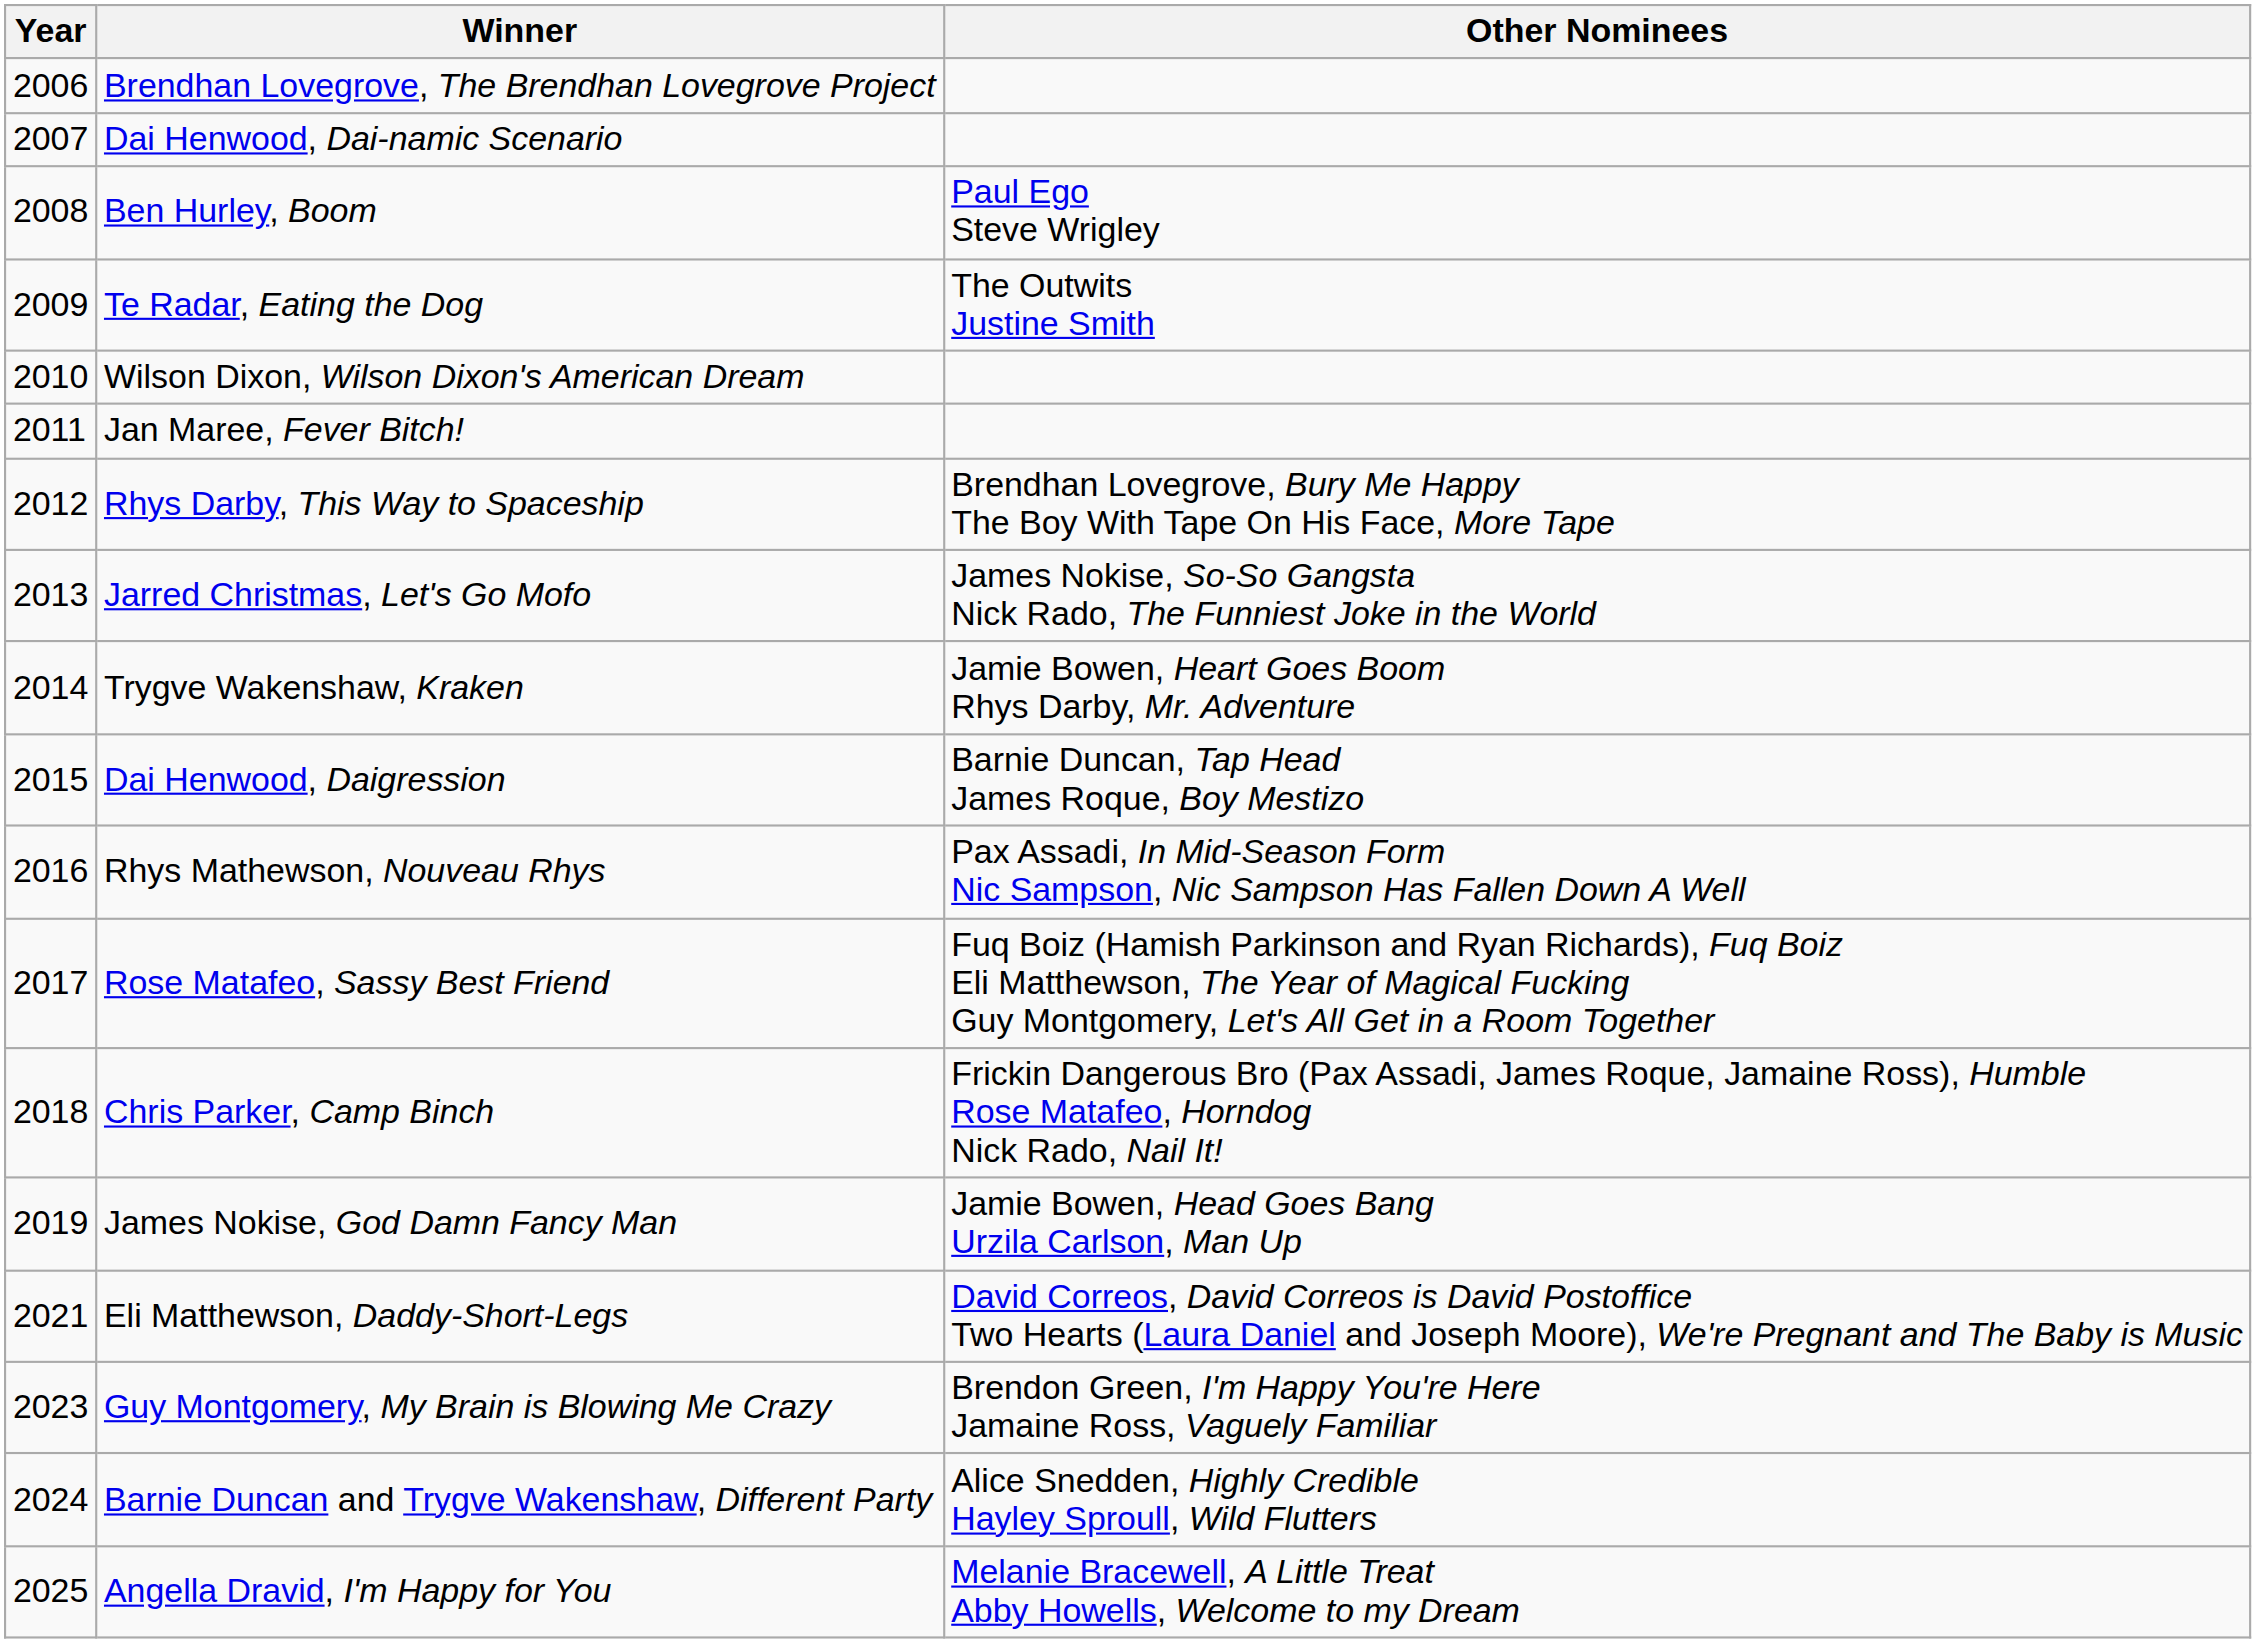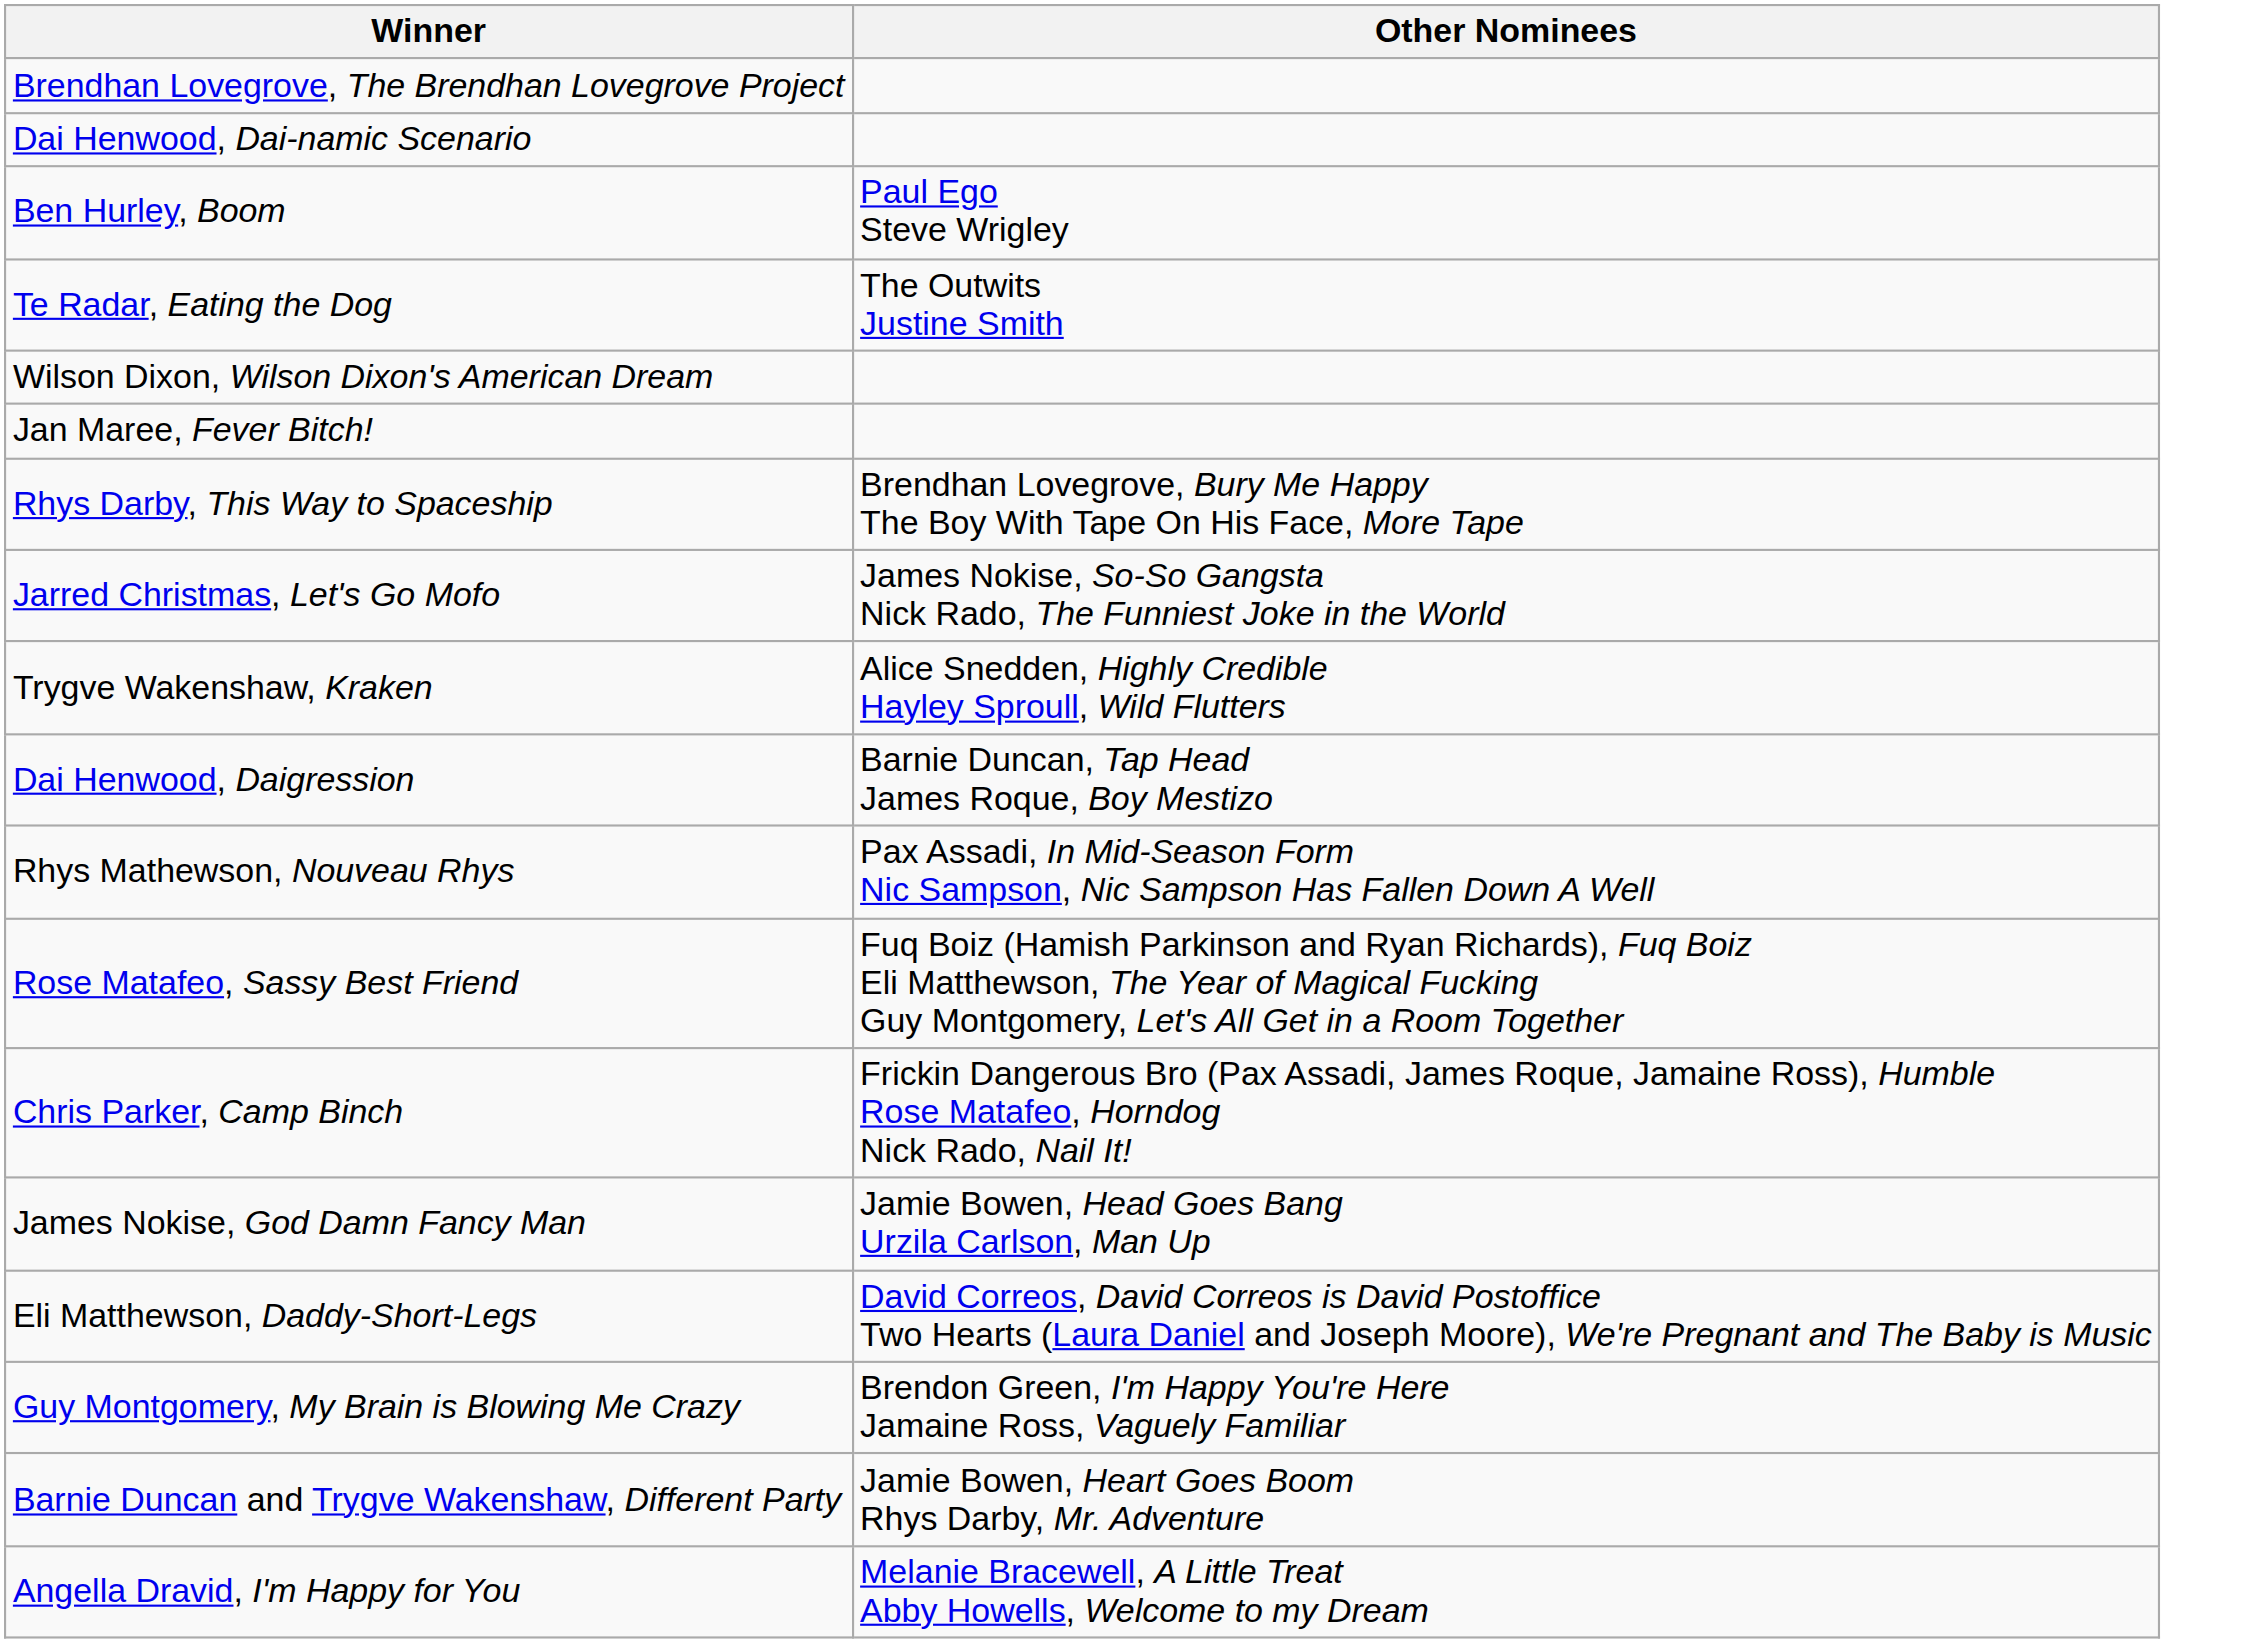- column: (51, 31)
(1198, 687) Jamie Bowen, Heart Goes Boom Rhys Darby, Mr. Adventure -> (1094, 687) Alice Snedden, Highly Credible Hayley Sproull, Wild Flutters
(1185, 1499) Alice Snedden, Highly Credible Hayley Sproull, Wild Flutters -> (1107, 1499) Jamie Bowen, Heart Goes Boom Rhys Darby, Mr. Adventure
